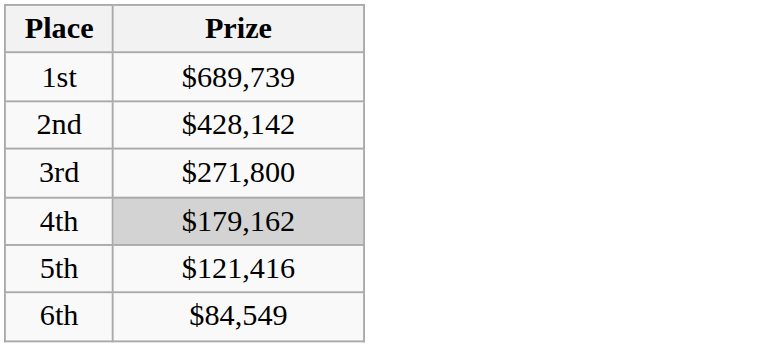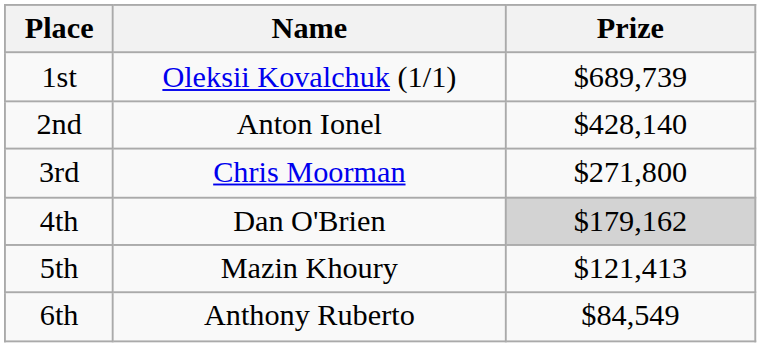+ column: (309, 28)
(238, 124) $428,142 -> (630, 124) $428,140
(238, 268) $121,416 -> (630, 268) $121,413
